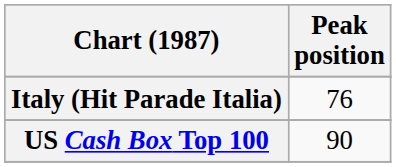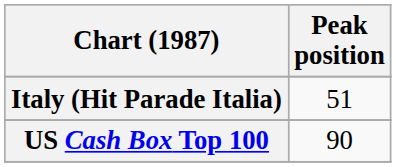(339, 98) 76 -> (339, 98) 51
